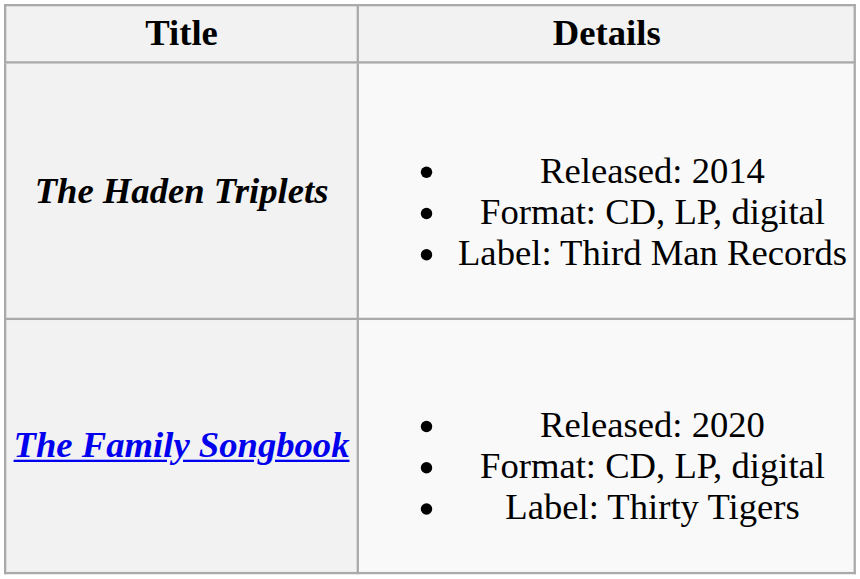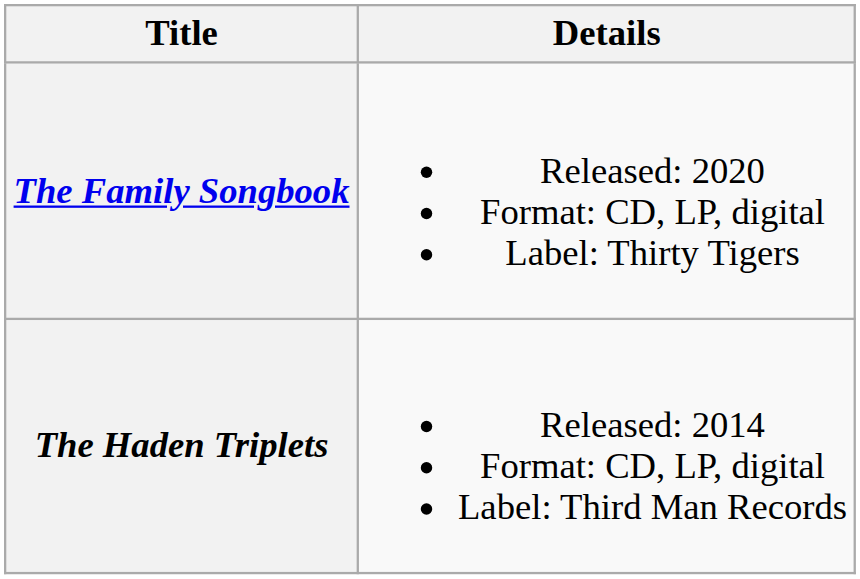rows swapped: (182, 190) <-> (182, 445)
